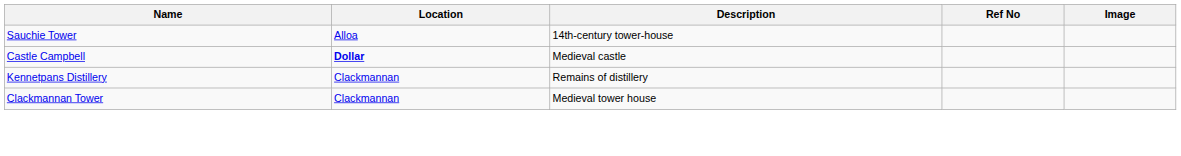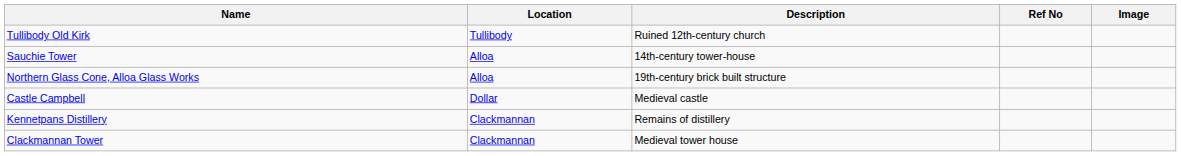+ row: (48, 36)
+ row: (103, 78)
(349, 57) bold -> (484, 99) normal
